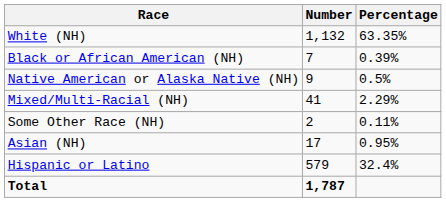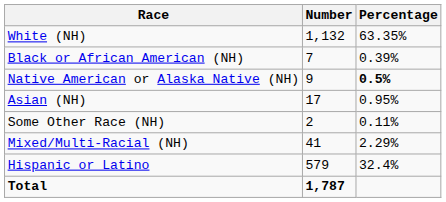(375, 79) normal -> (375, 79) bold
rows swapped: (47, 144) <-> (98, 101)
